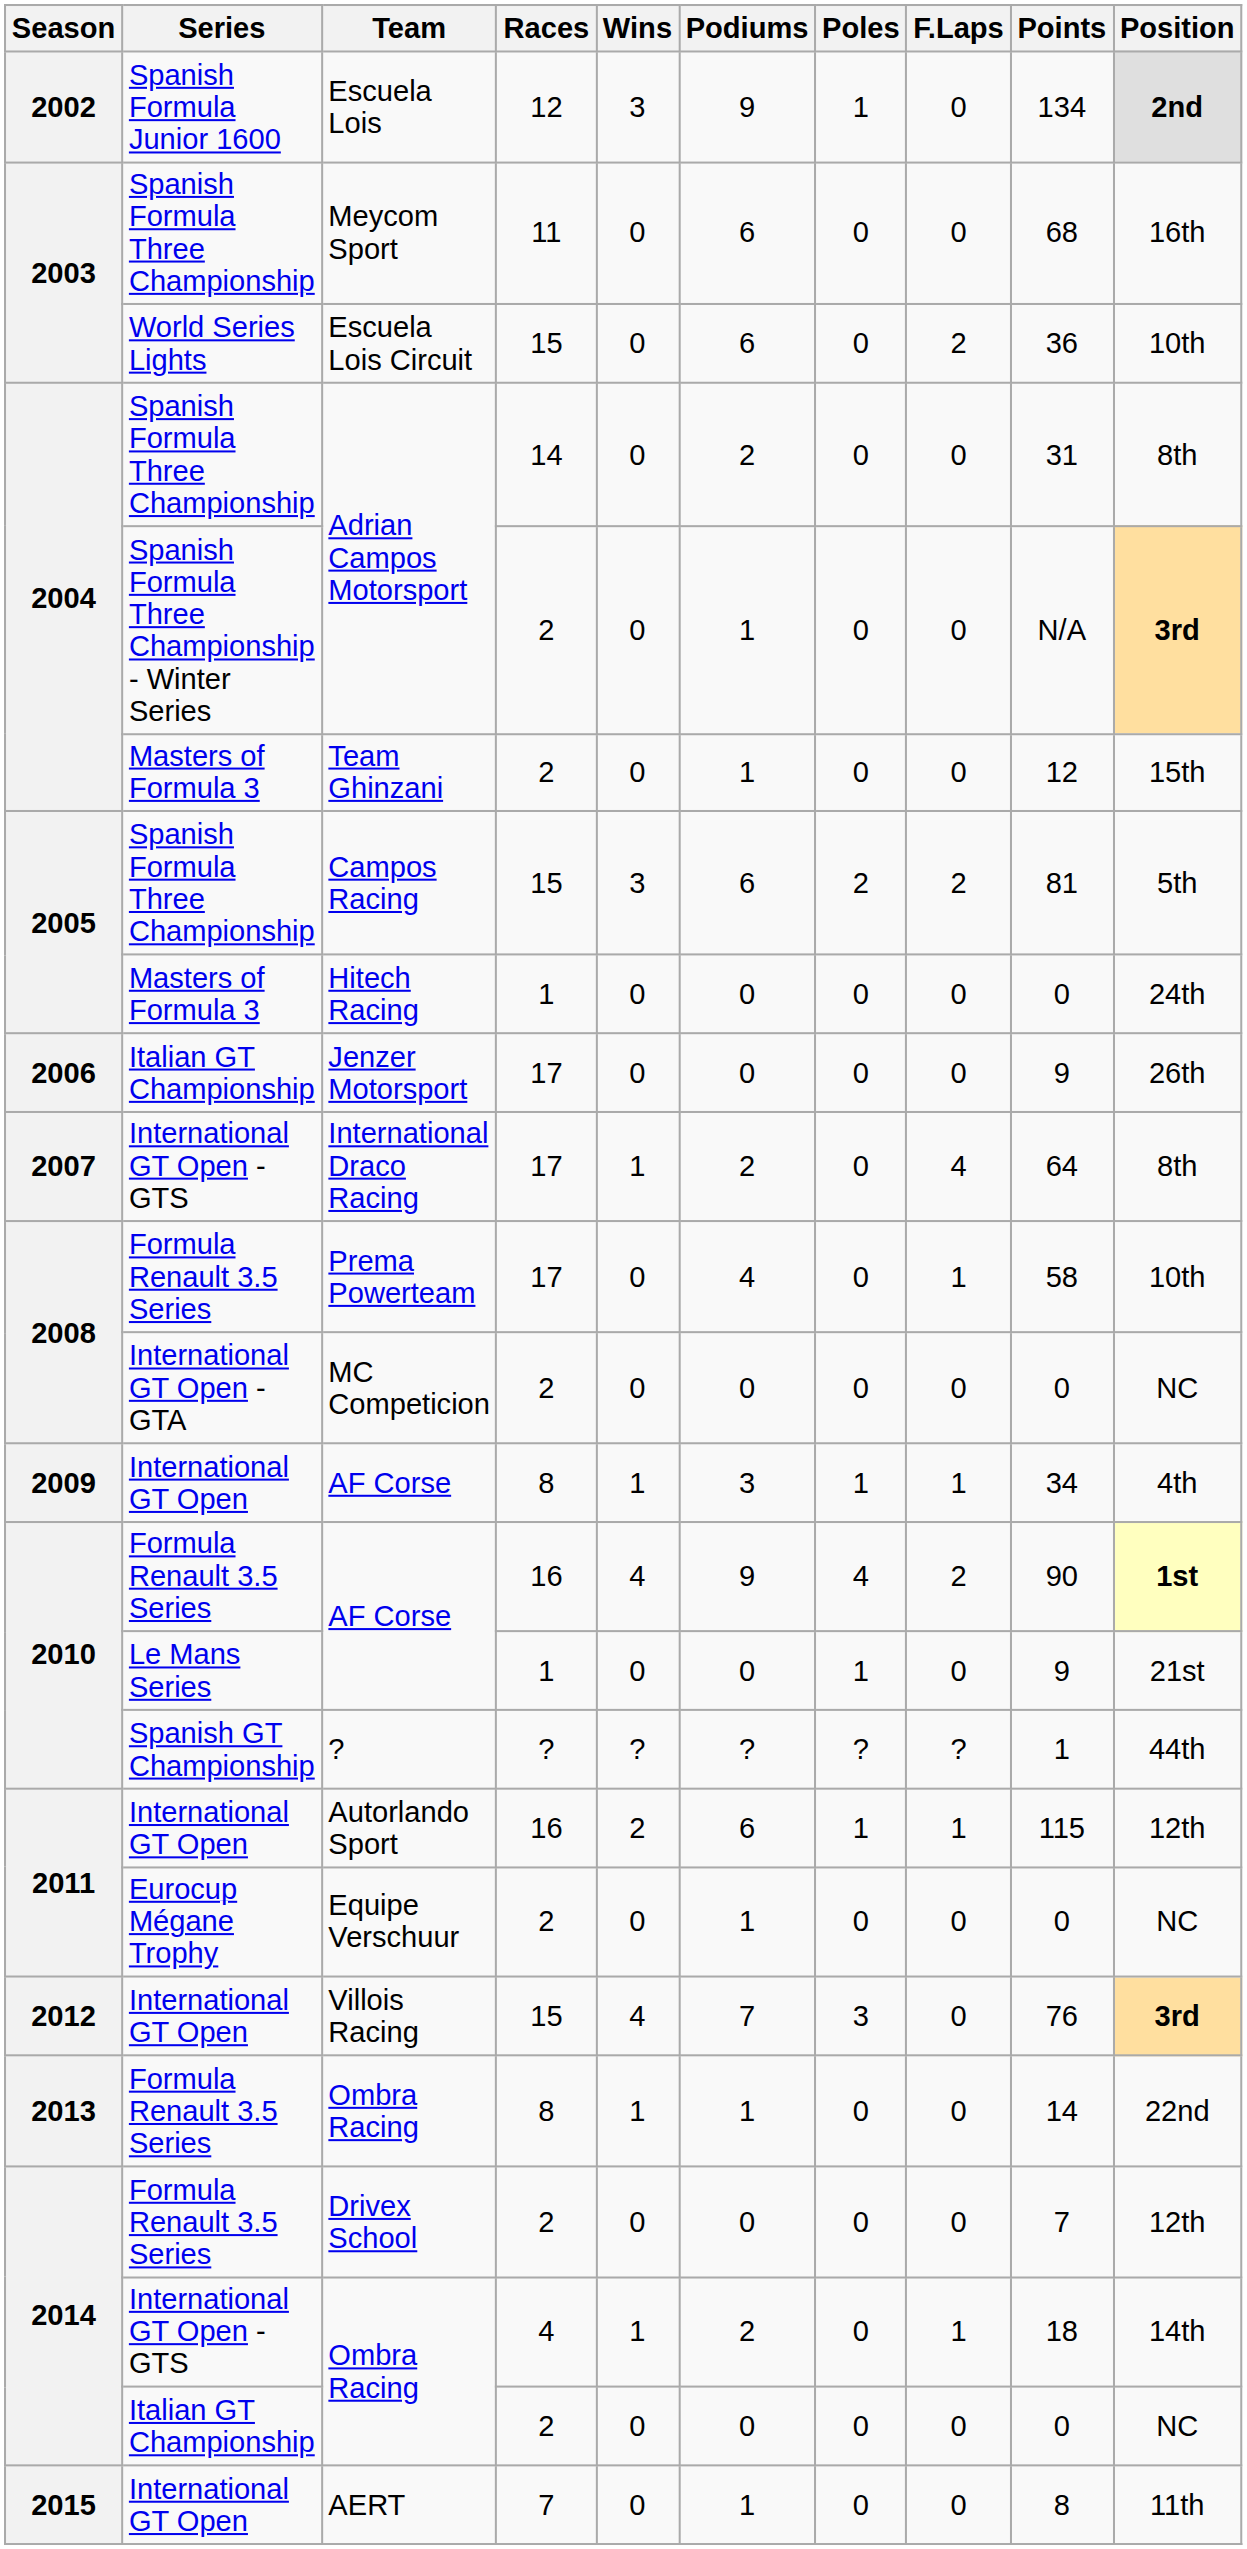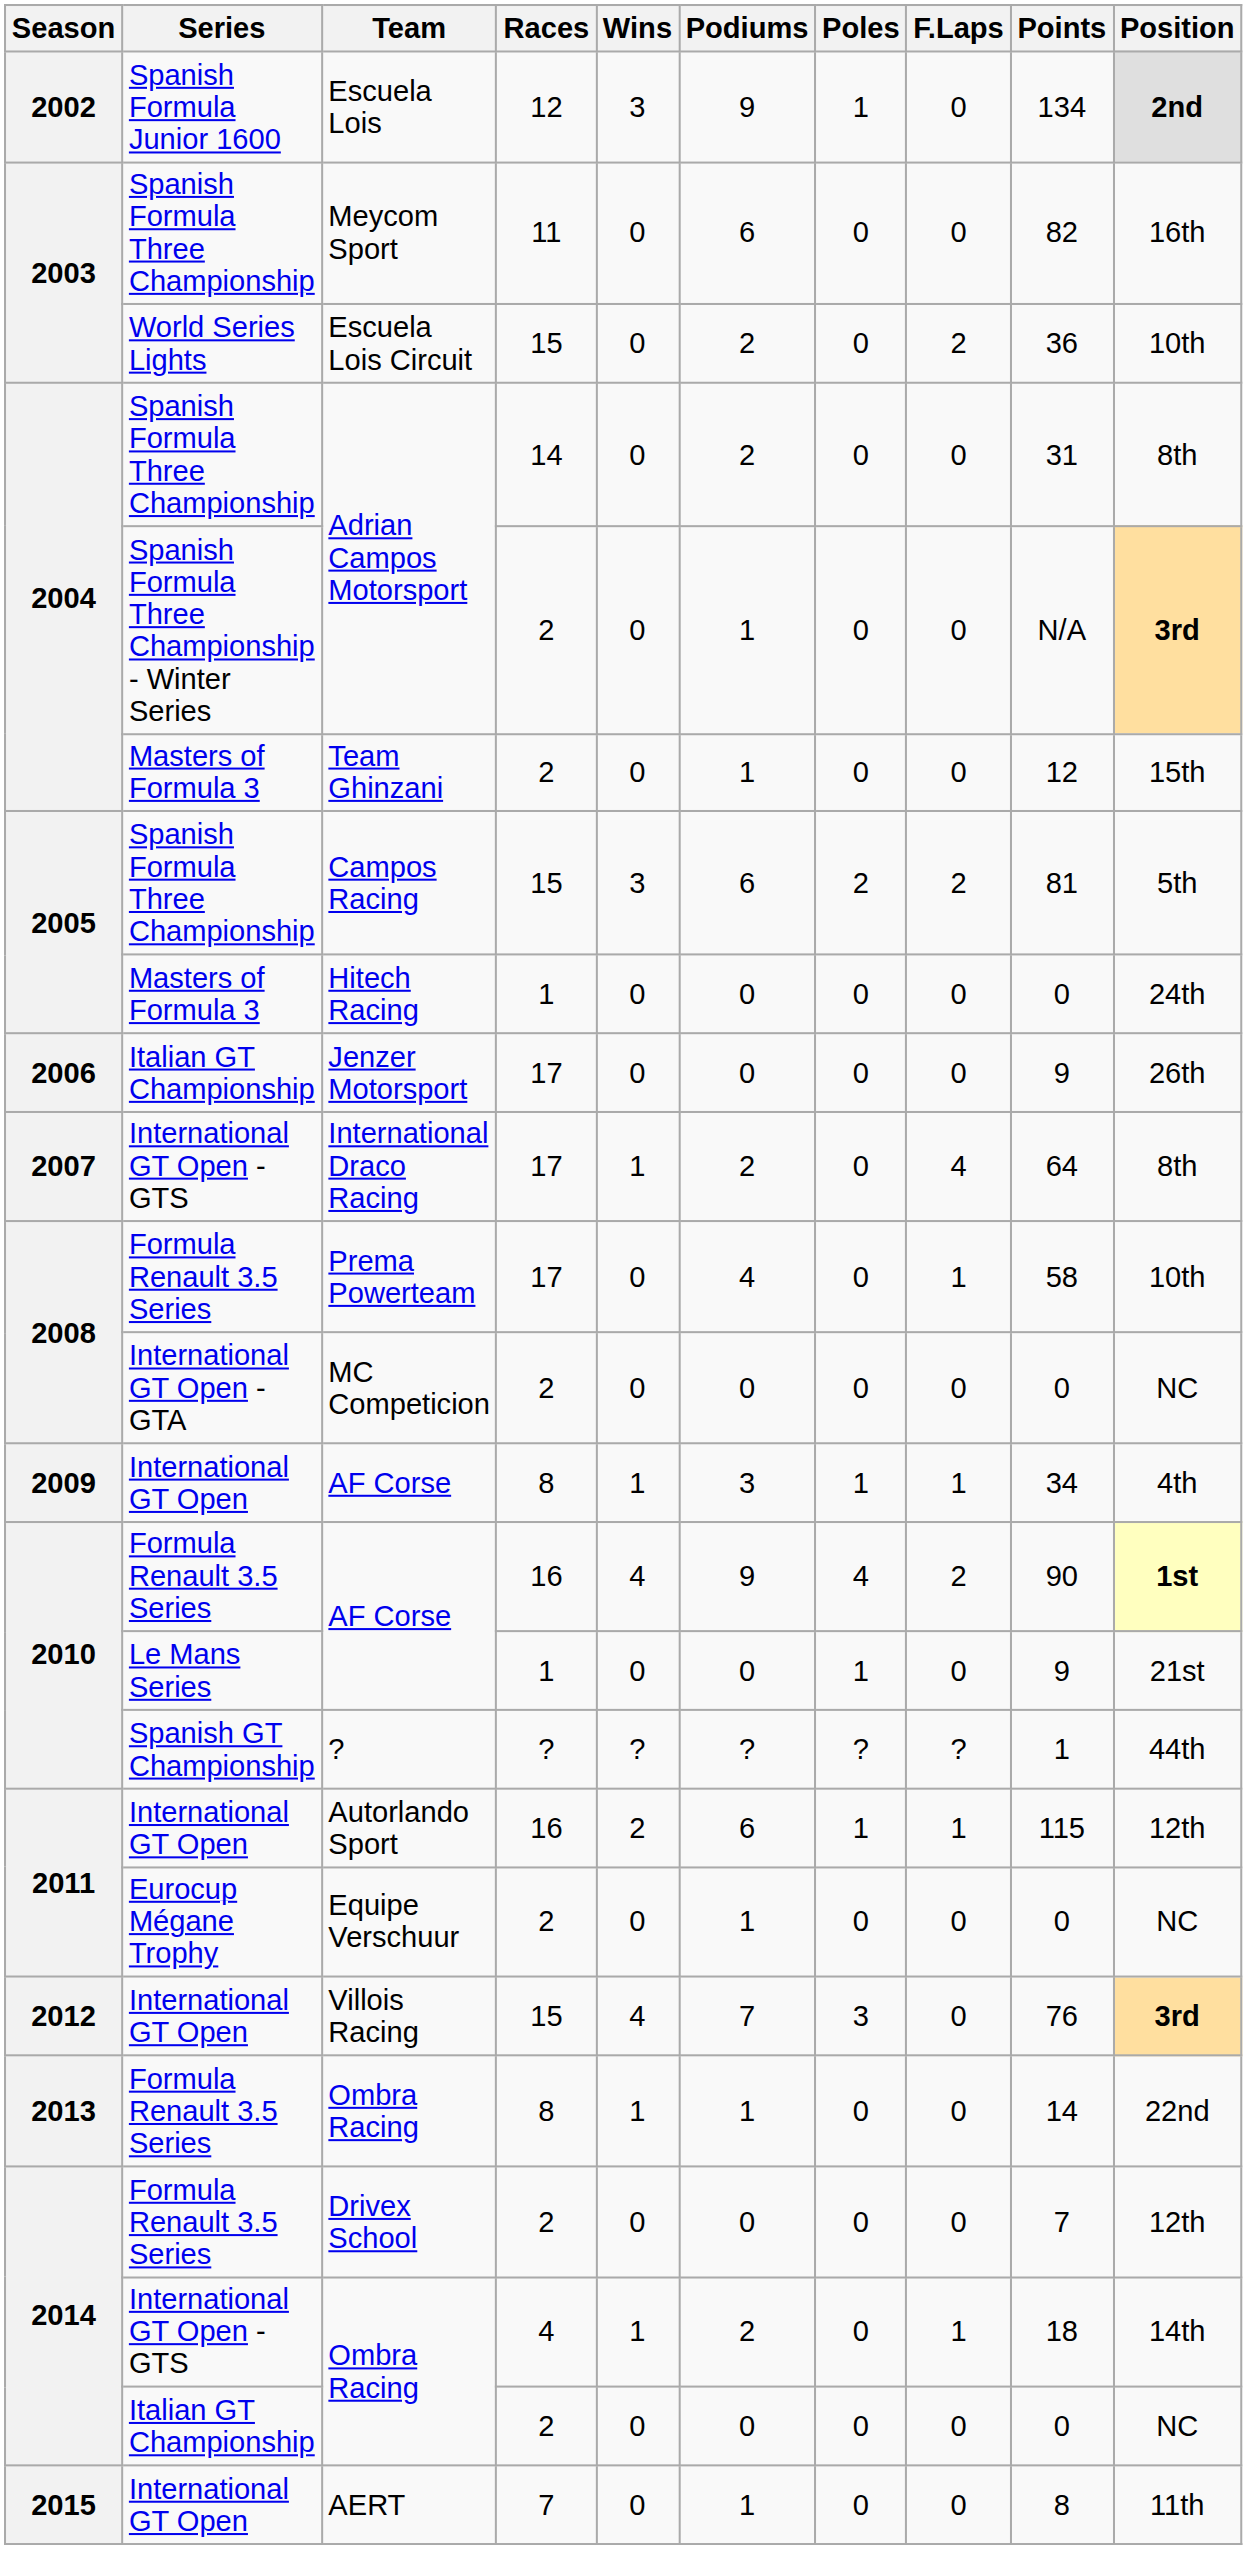(1062, 233) 68 -> (1062, 233) 82
(747, 344) 6 -> (747, 344) 2
